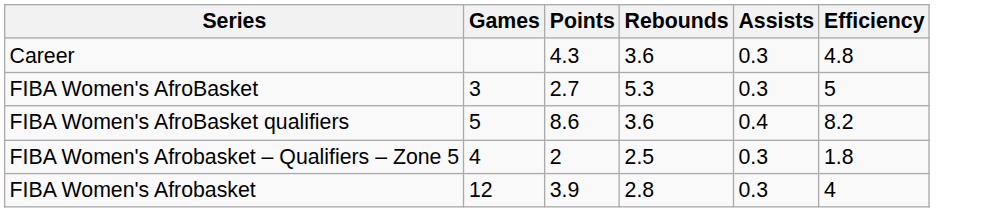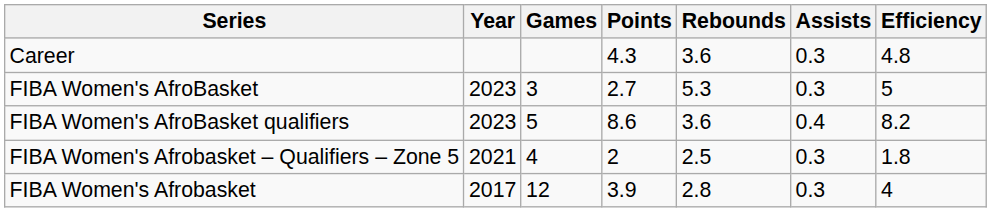+ column: (493, 21)
